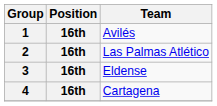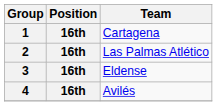(119, 33) Avilés -> (131, 33) Cartagena
(131, 91) Cartagena -> (119, 91) Avilés
